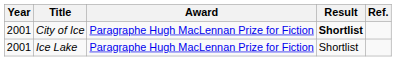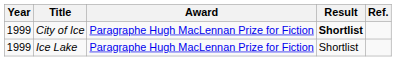(19, 30) 2001 -> (19, 30) 1999
(19, 47) 2001 -> (19, 47) 1999
